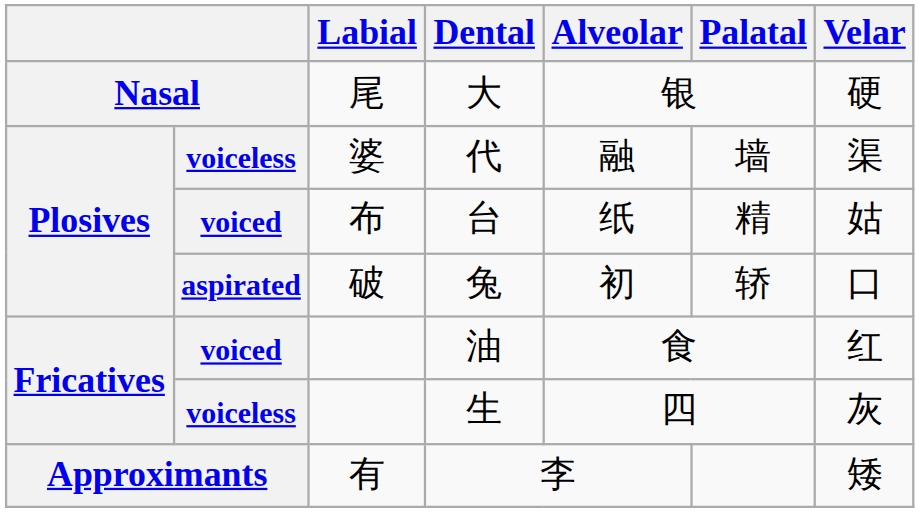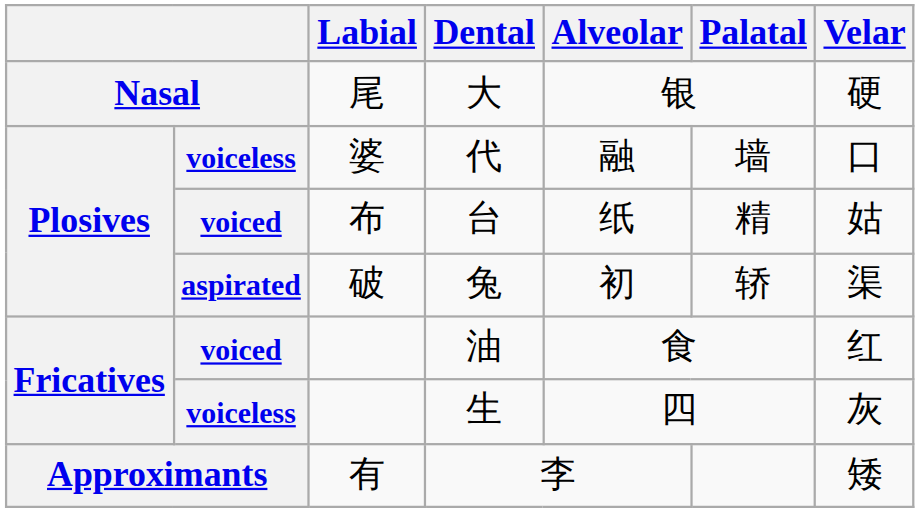(865, 155) 渠 -> (865, 155) 口
(865, 282) 口 -> (865, 282) 渠
